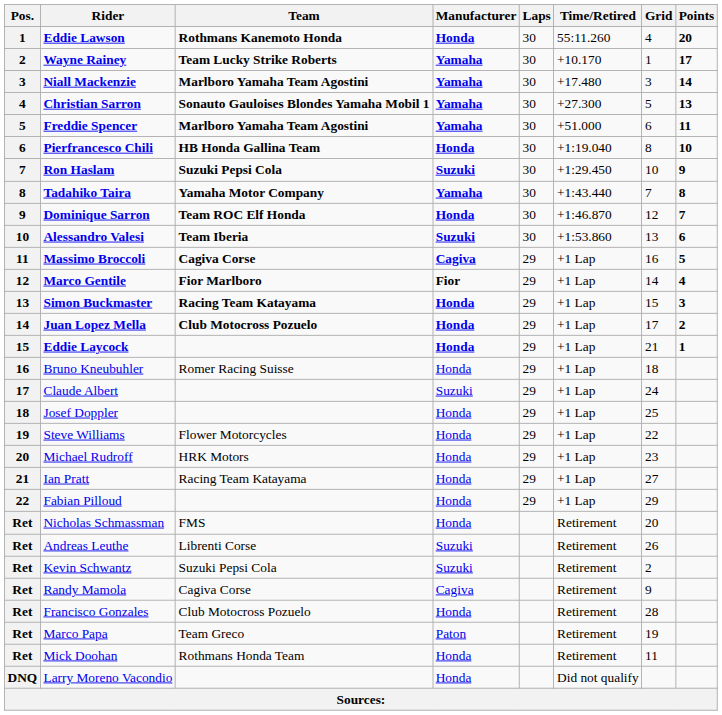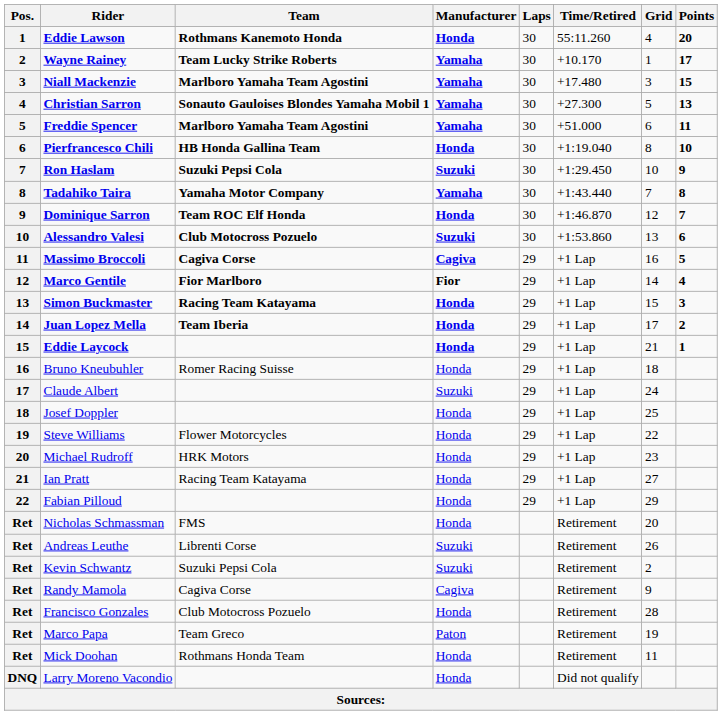(685, 81) 14 -> (685, 81) 15
(213, 236) Team Iberia -> (248, 236) Club Motocross Pozuelo
(248, 324) Club Motocross Pozuelo -> (213, 324) Team Iberia
